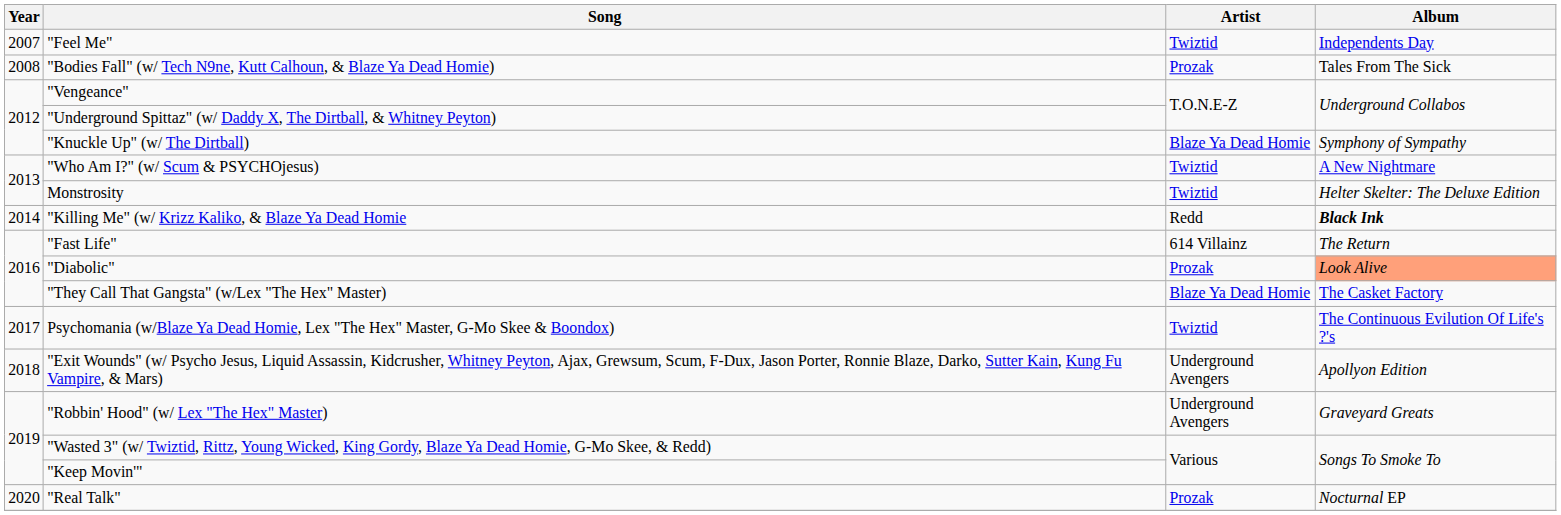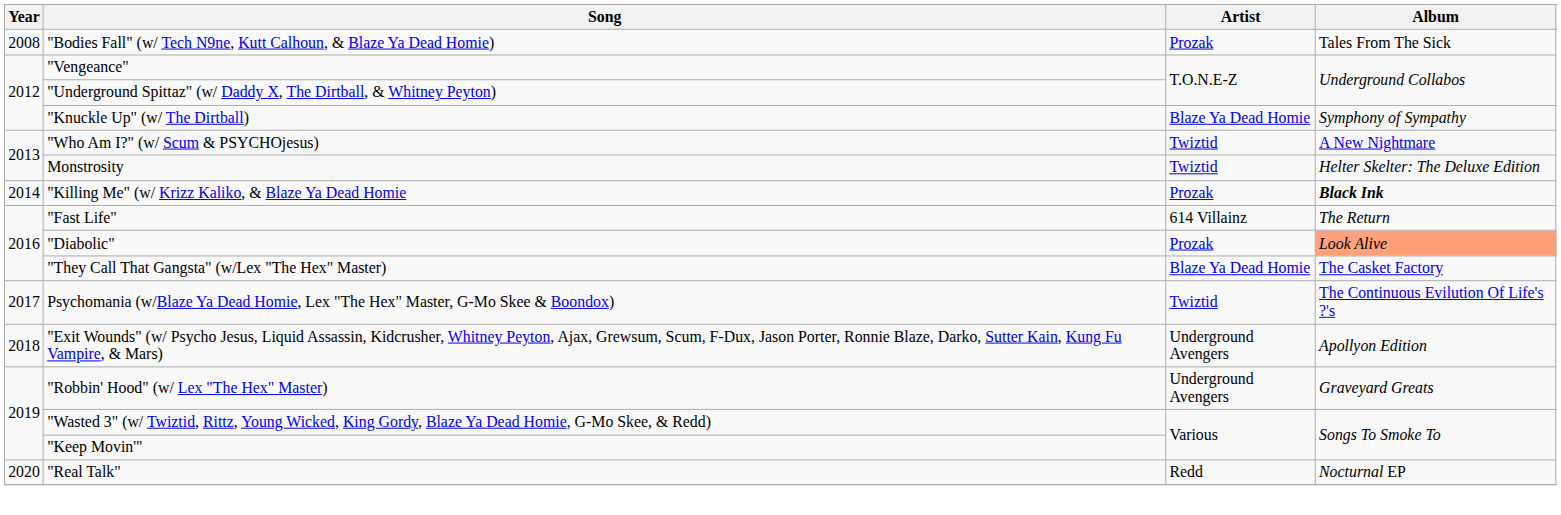- row: (80, 42)
(1186, 218) Redd -> (1191, 192) Prozak
(1191, 497) Prozak -> (1186, 472) Redd
